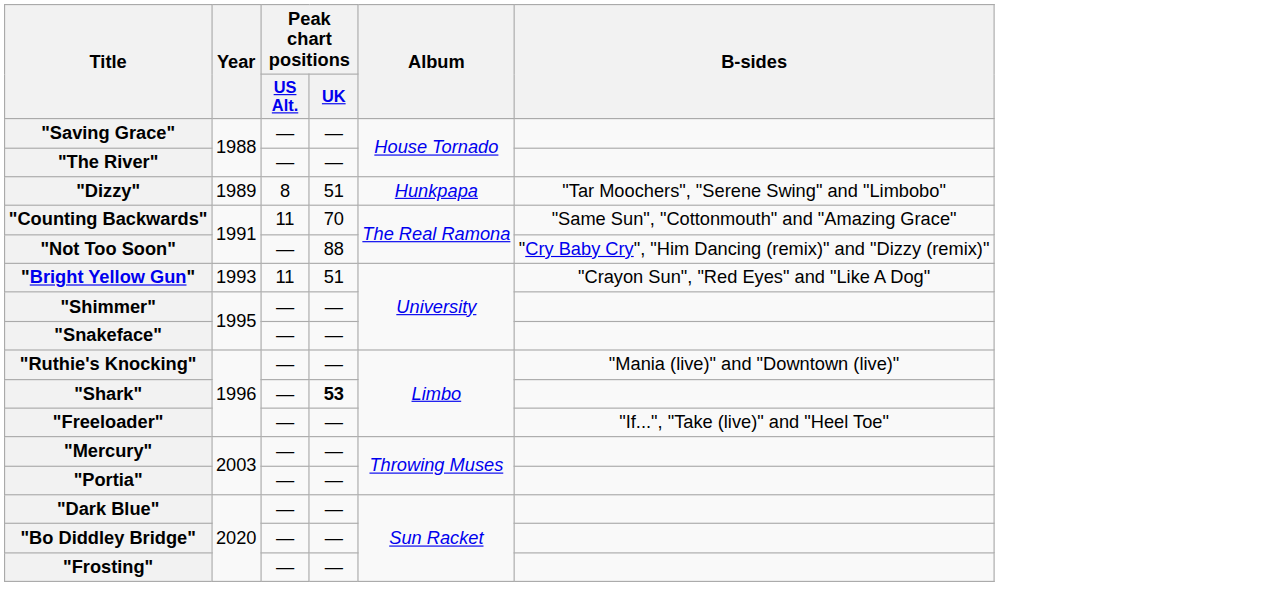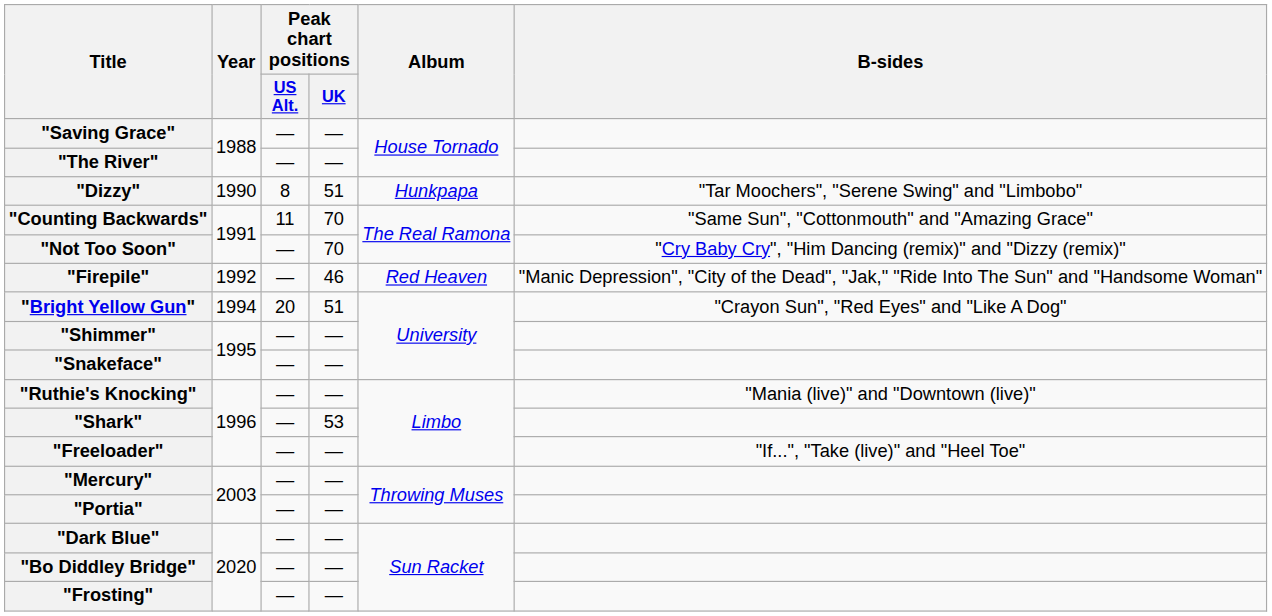(236, 190) 1989 -> (236, 190) 1990
(334, 248) 88 -> (334, 248) 70
+ row: (108, 277)
(236, 277) 1993 -> (236, 306) 1994
(285, 277) 11 -> (285, 306) 20
(334, 393) bold -> (334, 422) normal
